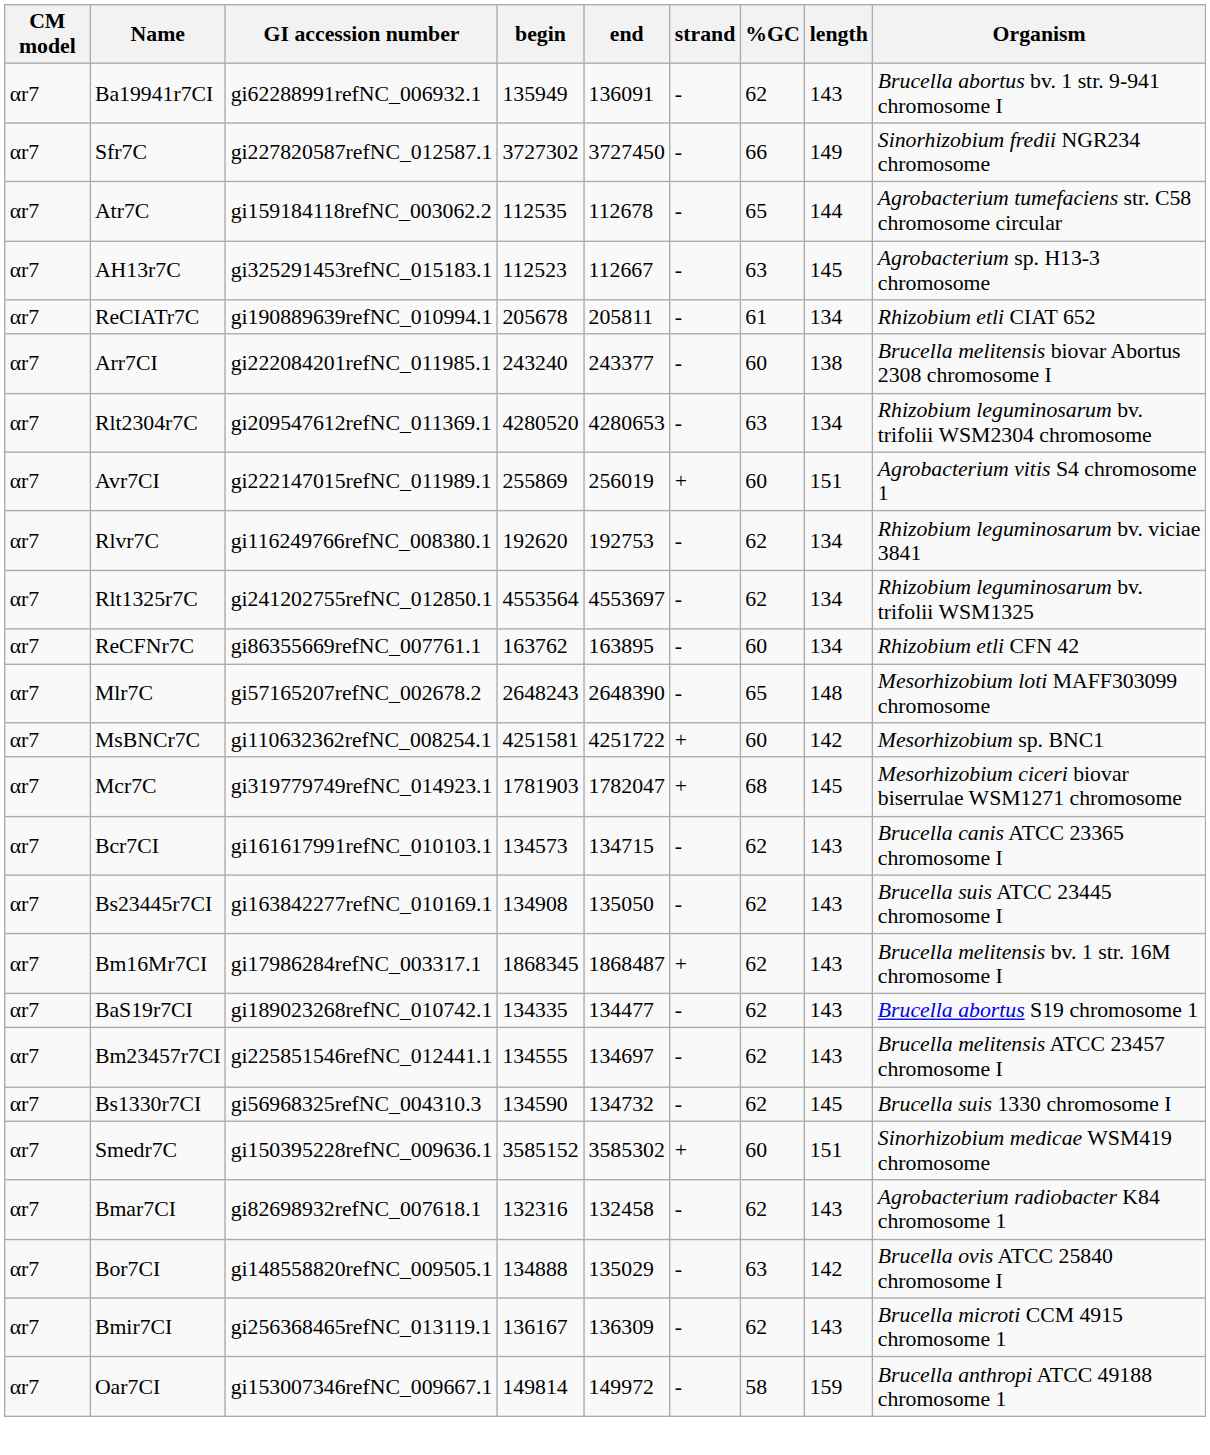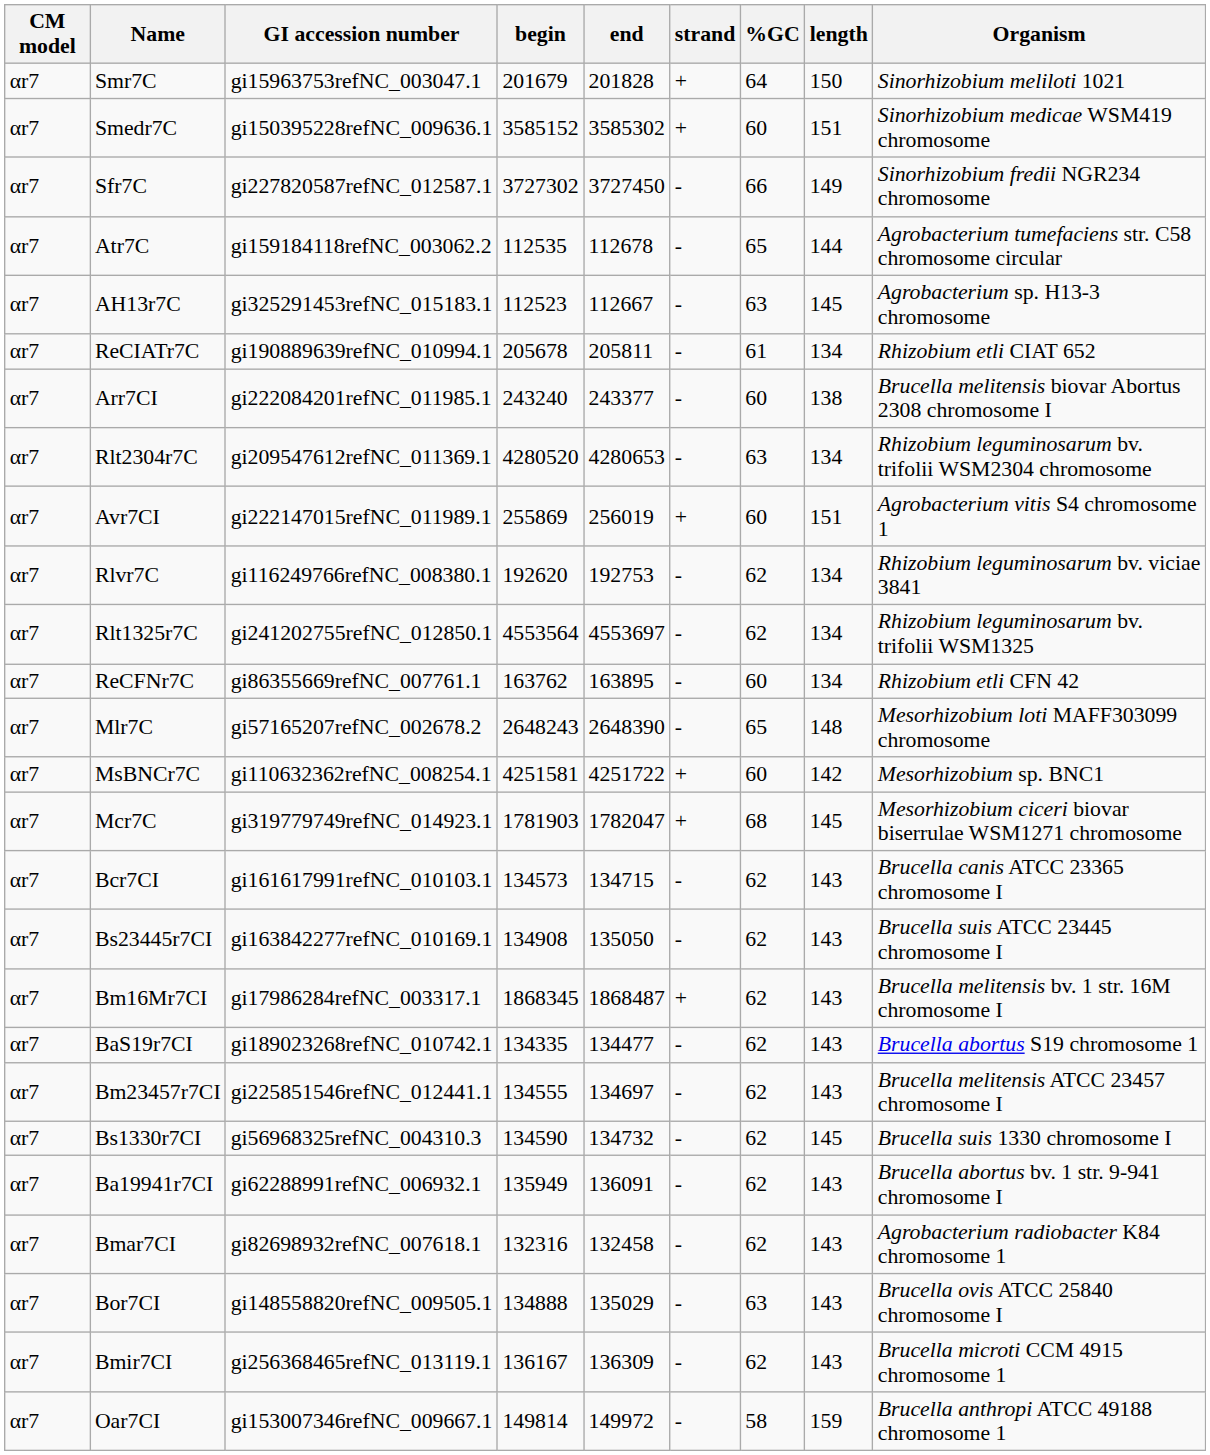+ row: (126, 80)
rows swapped: (136, 1150) <-> (154, 92)
(826, 1268) 142 -> (826, 1302) 143
